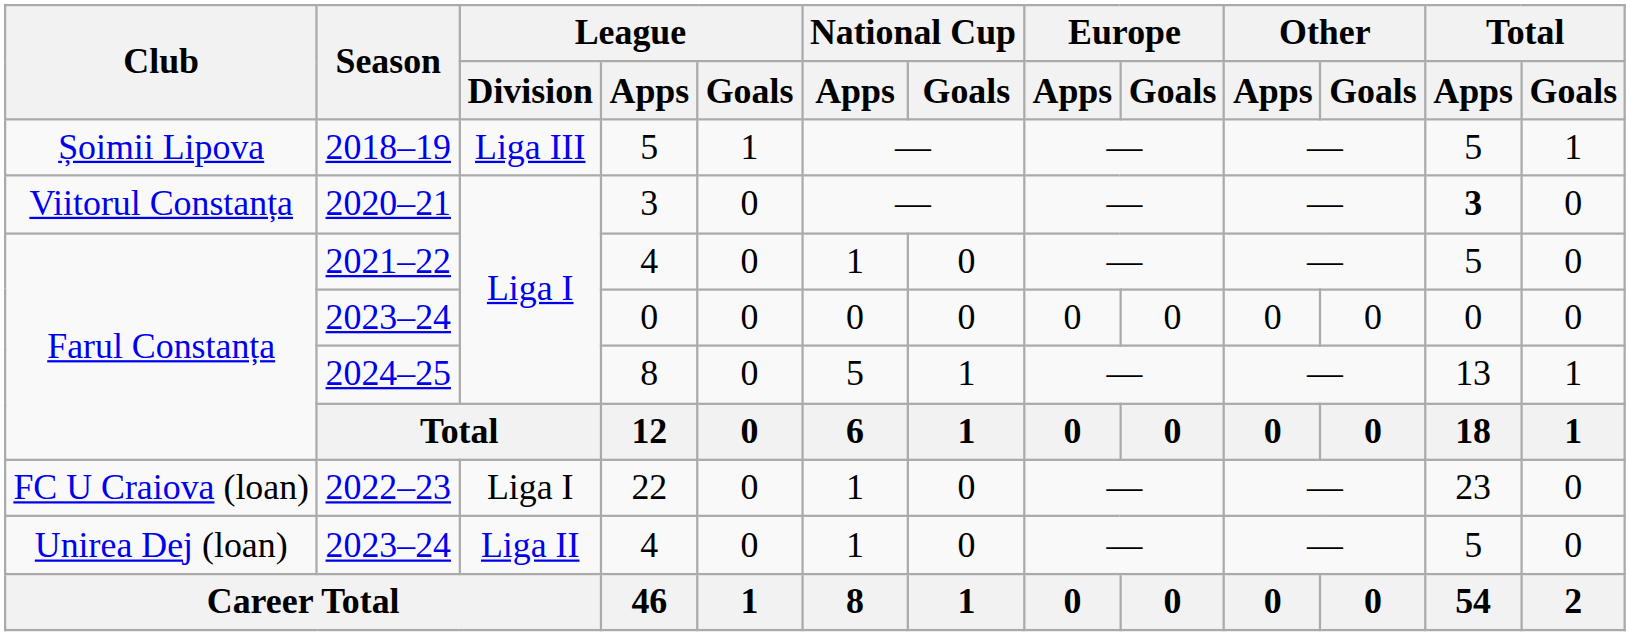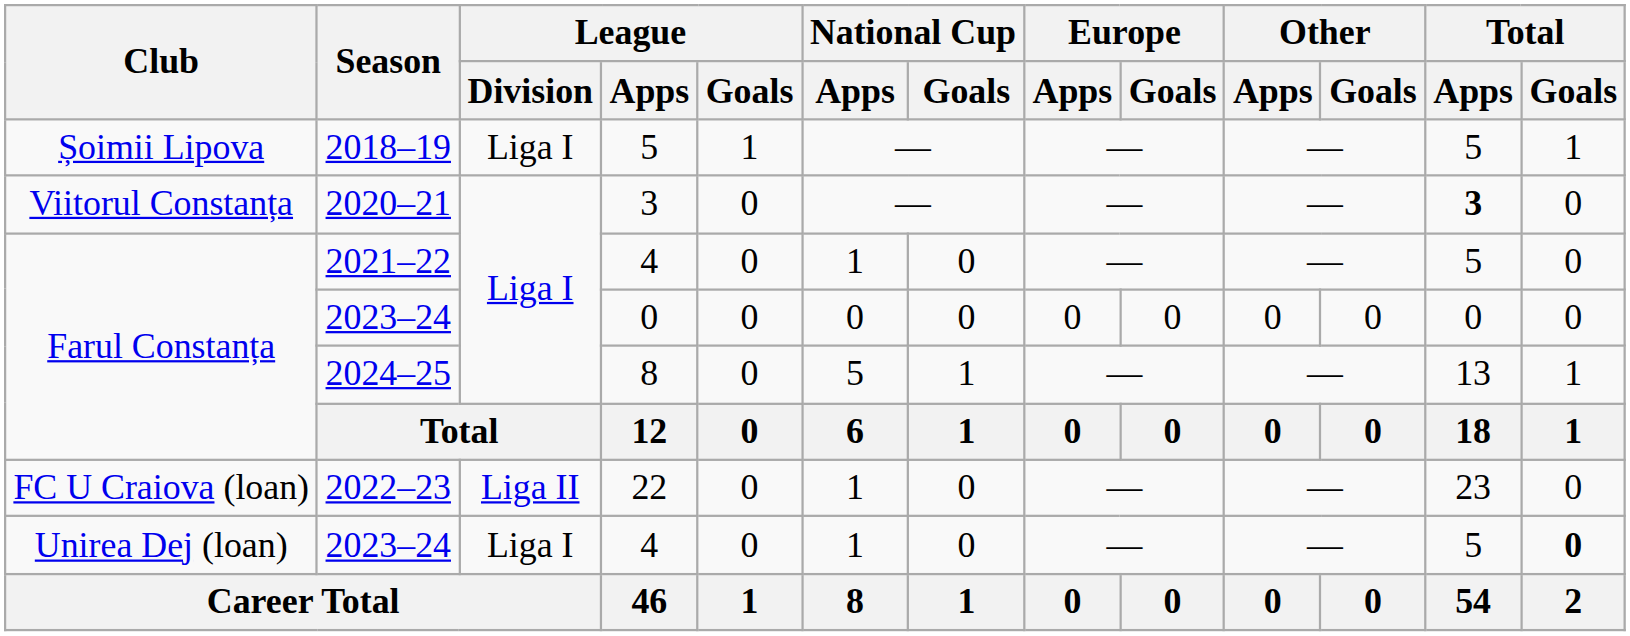(530, 146) Liga III -> (530, 146) Liga I
(530, 487) Liga I -> (530, 487) Liga II
(530, 544) Liga II -> (530, 544) Liga I
(1573, 544) normal -> (1573, 544) bold
